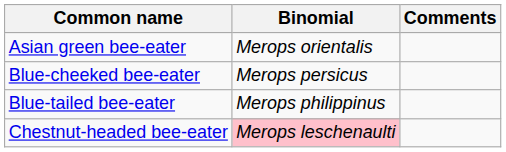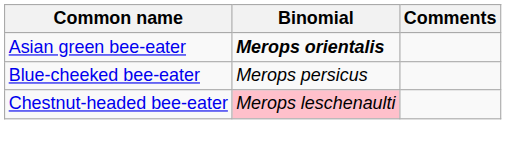(304, 47) normal -> (310, 47) bold
- row: (92, 103)
